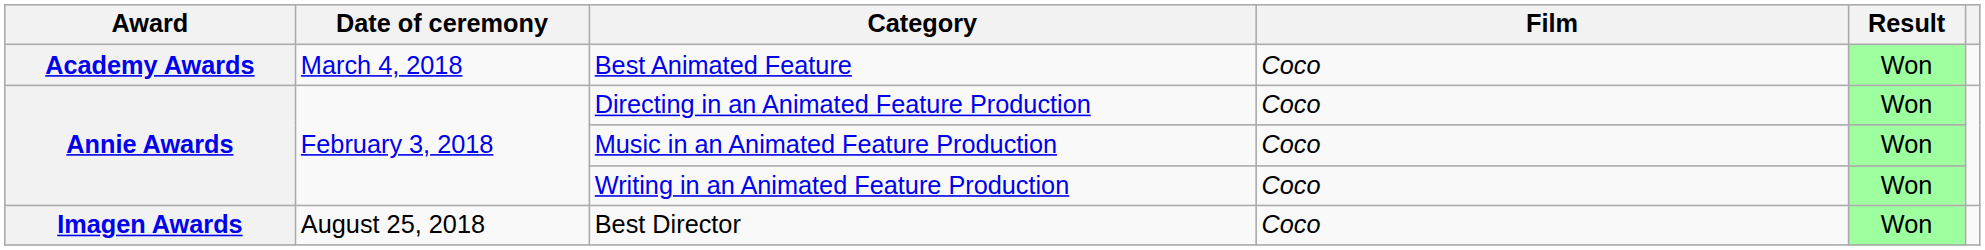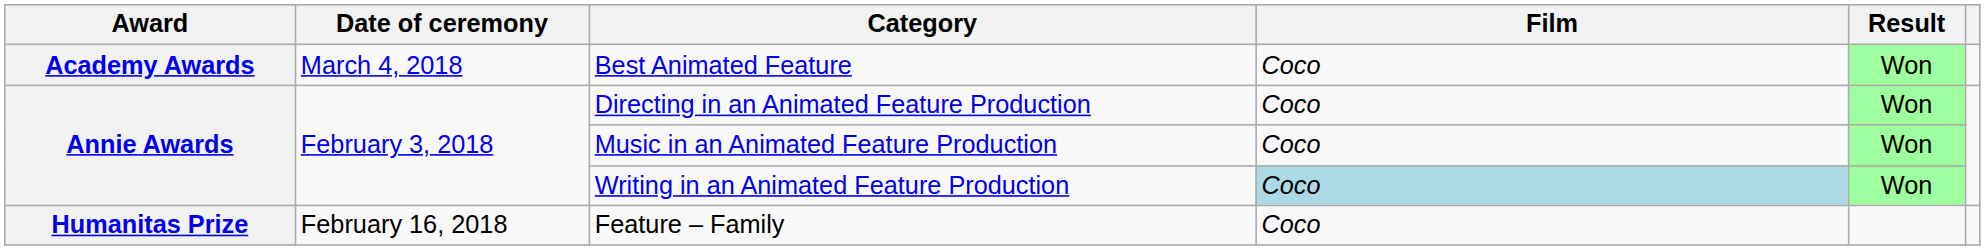(1291, 184) no background -> (1291, 184) lightblue background
+ row: (690, 225)
- row: (668, 225)
